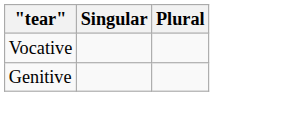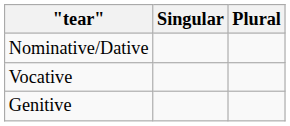+ row: (79, 47)
